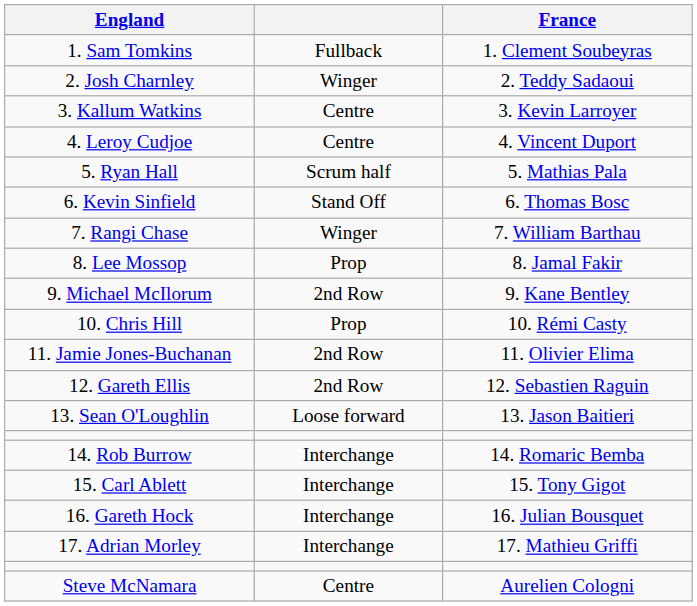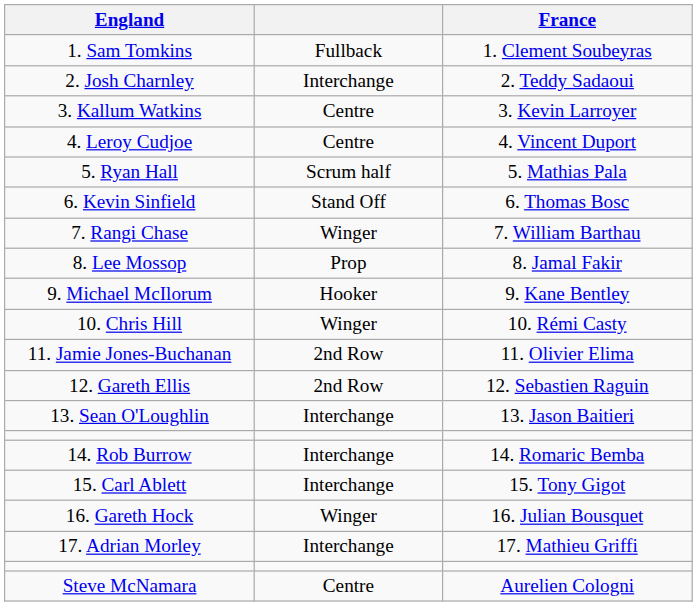(348, 80) Winger -> (348, 80) Interchange
(348, 293) 2nd Row -> (348, 293) Hooker
(348, 324) Prop -> (348, 324) Winger
(348, 415) Loose forward -> (348, 415) Interchange
(348, 515) Interchange -> (348, 515) Winger
